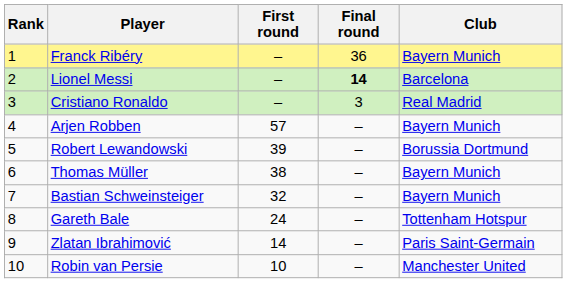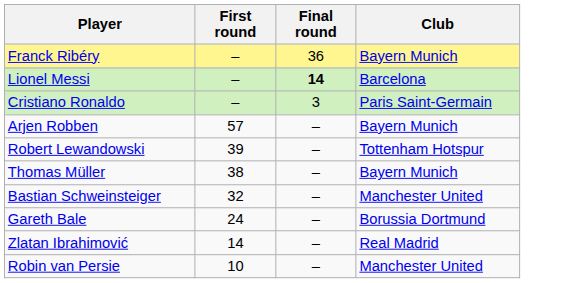- column: (26, 24)
(442, 102) Real Madrid -> (426, 102) Paris Saint-Germain
(465, 149) Borussia Dortmund -> (422, 149) Tottenham Hotspur
(451, 196) Bayern Munich -> (421, 196) Manchester United
(464, 219) Tottenham Hotspur -> (422, 219) Borussia Dortmund
(468, 242) Paris Saint-Germain -> (399, 242) Real Madrid
